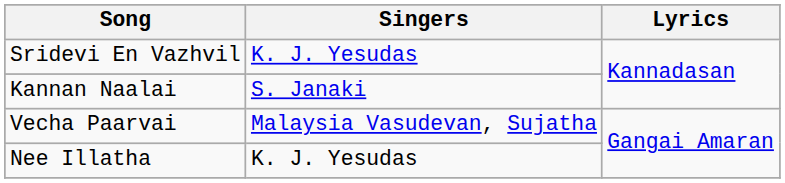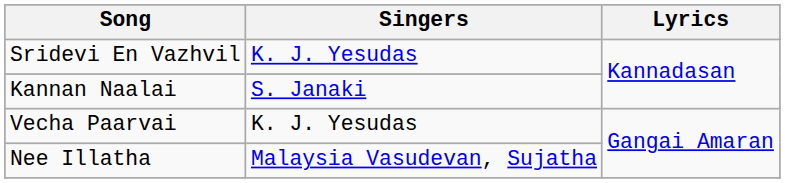(424, 126) Malaysia Vasudevan, Sujatha -> (334, 126) K. J. Yesudas
(334, 160) K. J. Yesudas -> (424, 160) Malaysia Vasudevan, Sujatha
